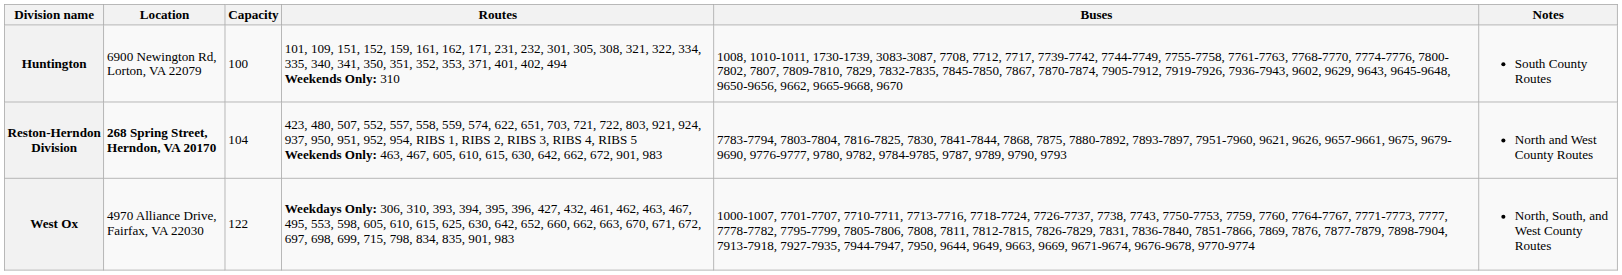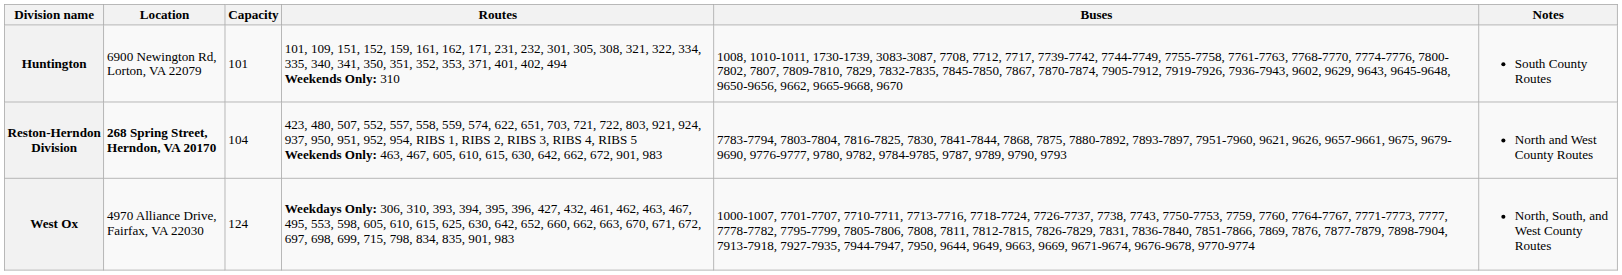(238, 63) 100 -> (238, 63) 101
(238, 224) 122 -> (238, 224) 124
